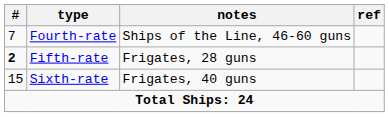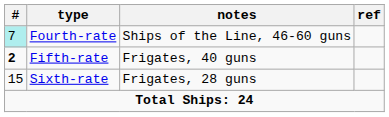(12, 37) no background -> (12, 37) paleturquoise background
(190, 58) Frigates, 28 guns -> (190, 58) Frigates, 40 guns
(190, 79) Frigates, 40 guns -> (190, 79) Frigates, 28 guns
